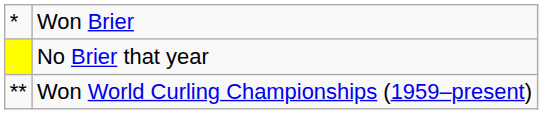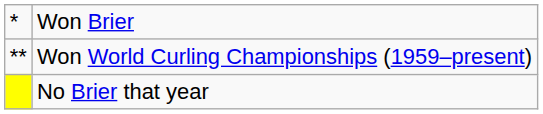rows swapped: (284, 91) <-> (123, 56)
